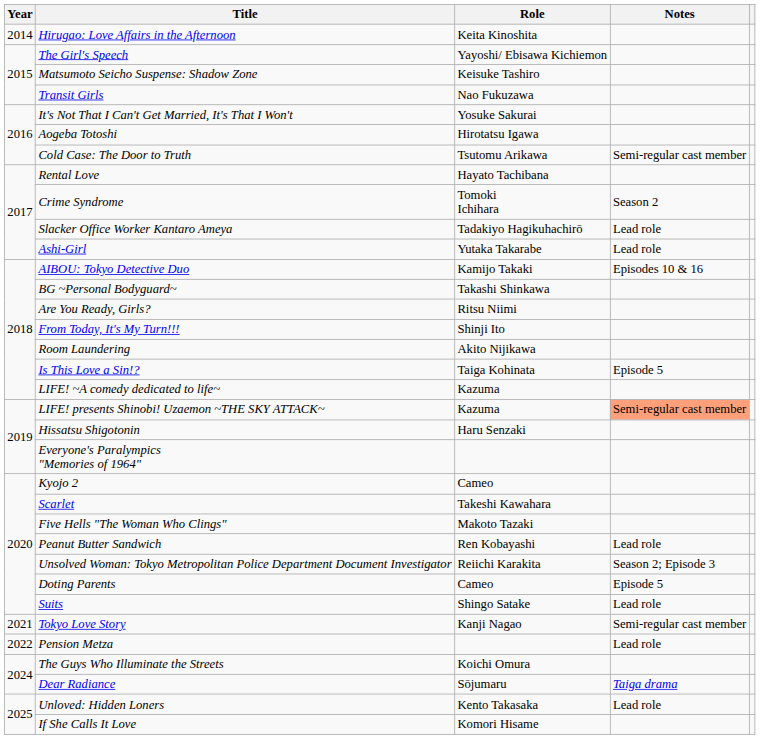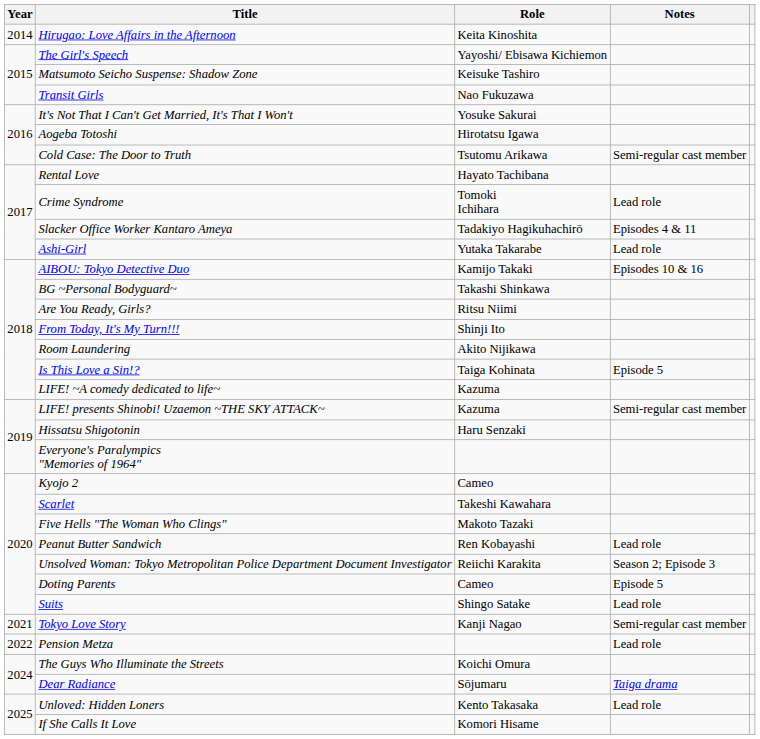(636, 202) Season 2 -> (637, 202) Lead role
(637, 229) Lead role -> (655, 229) Episodes 4 & 11
(680, 409) lightsalmon background -> (680, 409) no background
